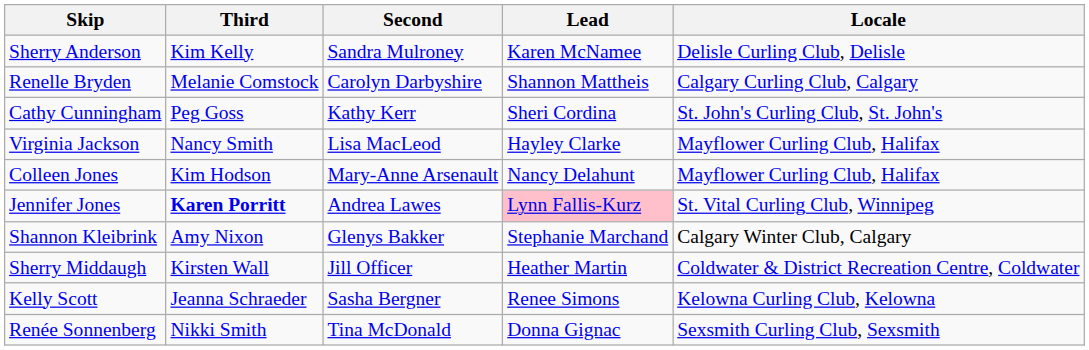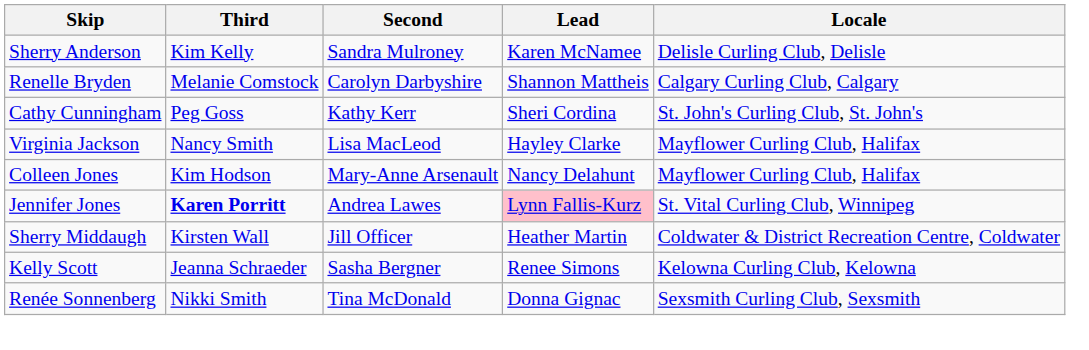- row: (83, 236)
